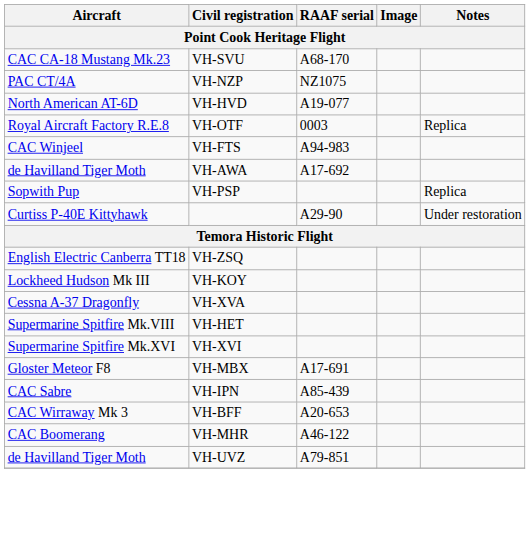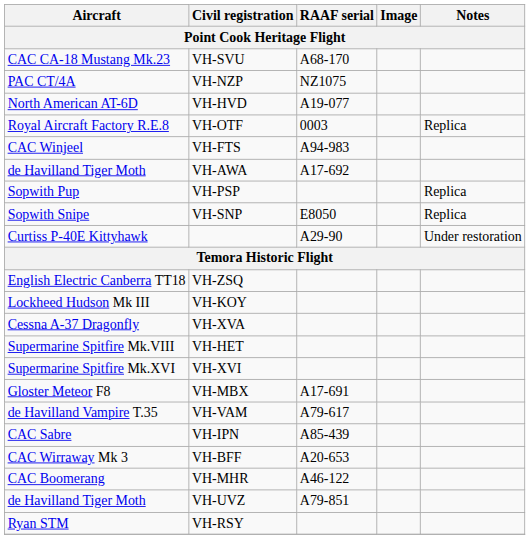+ row: (48, 214)
+ row: (83, 412)
+ row: (38, 523)
